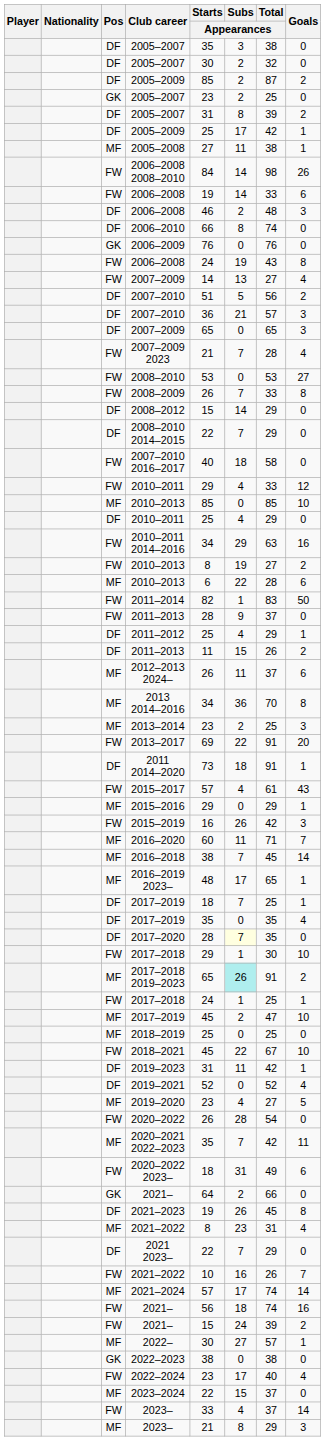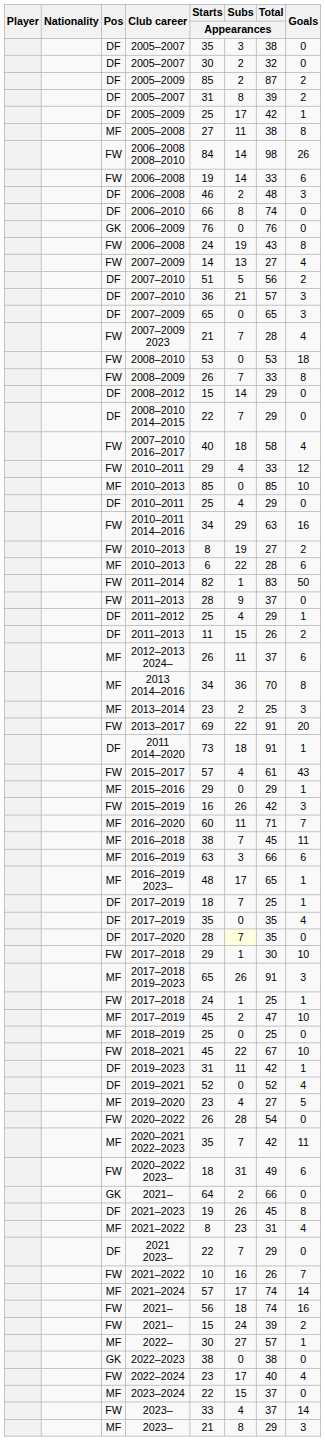- row: (114, 98)
(303, 149) 1 -> (303, 132) 8
(303, 377) 27 -> (303, 360) 18
(303, 463) 0 -> (303, 446) 4
(303, 857) 14 -> (303, 840) 11
+ row: (114, 857)
(241, 977) paleturquoise background -> (241, 977) no background
(303, 977) 2 -> (303, 977) 3
